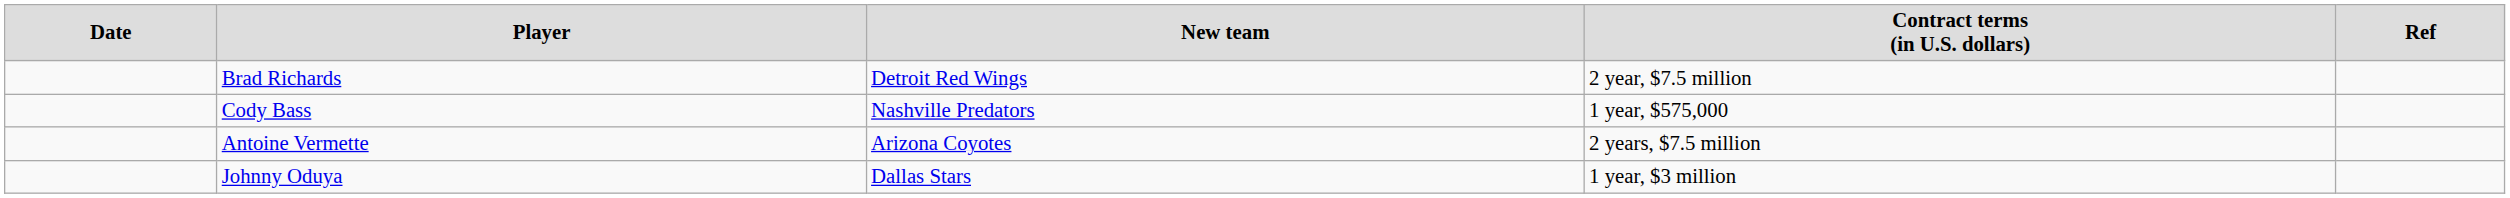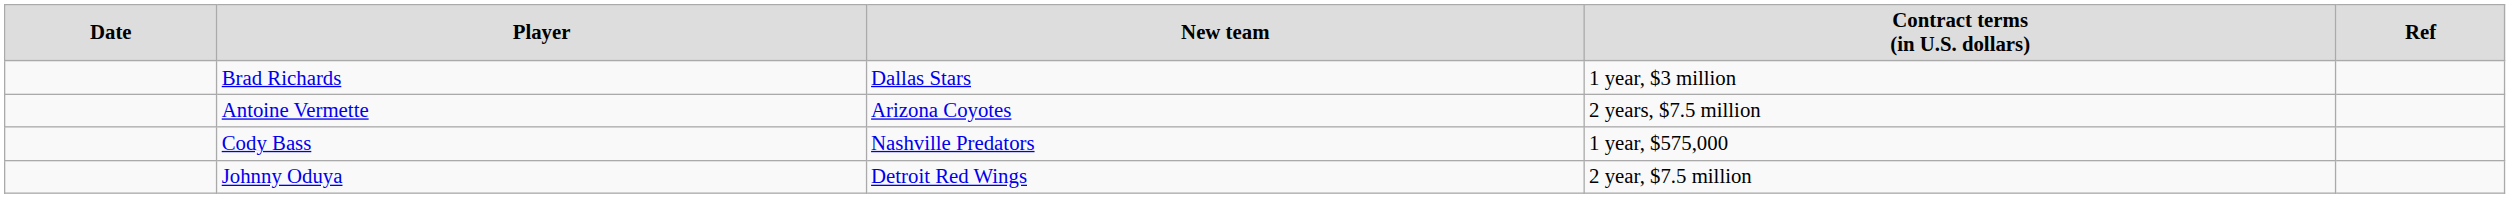(949, 77) Detroit Red Wings -> (921, 77) Dallas Stars
(1670, 77) 2 year, $7.5 million -> (1663, 77) 1 year, $3 million
rows swapped: (295, 143) <-> (267, 110)
(921, 176) Dallas Stars -> (949, 176) Detroit Red Wings
(1663, 176) 1 year, $3 million -> (1670, 176) 2 year, $7.5 million
